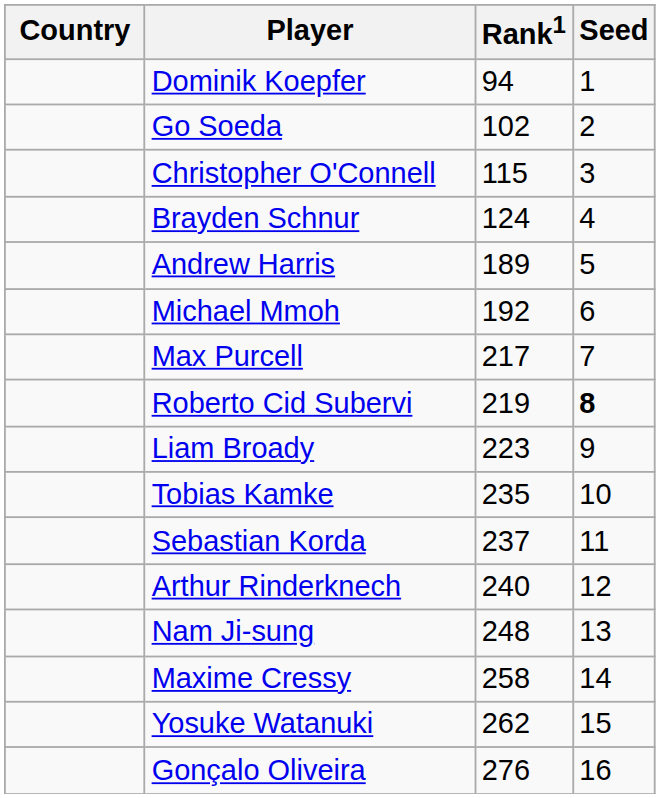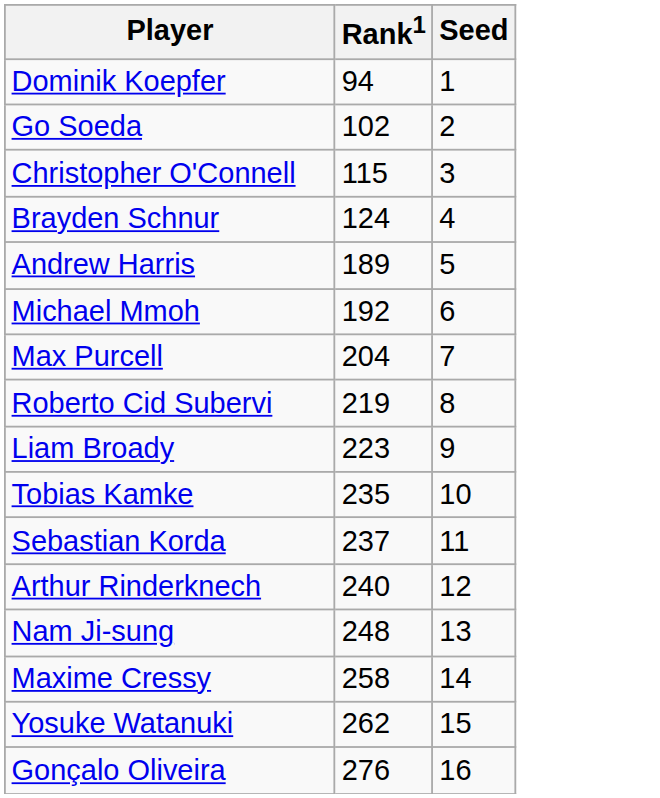- column: (75, 31)
(506, 356) 217 -> (366, 356) 204
(587, 402) bold -> (447, 402) normal
